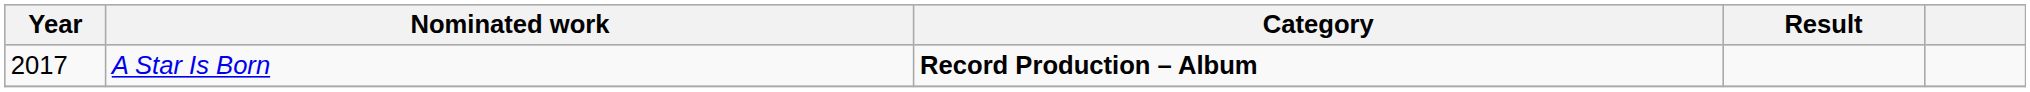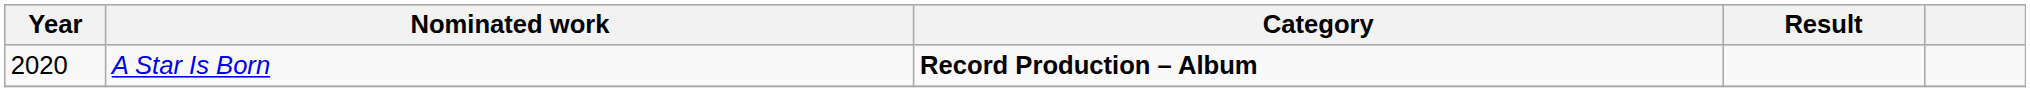(39, 65) 2017 -> (39, 65) 2020
